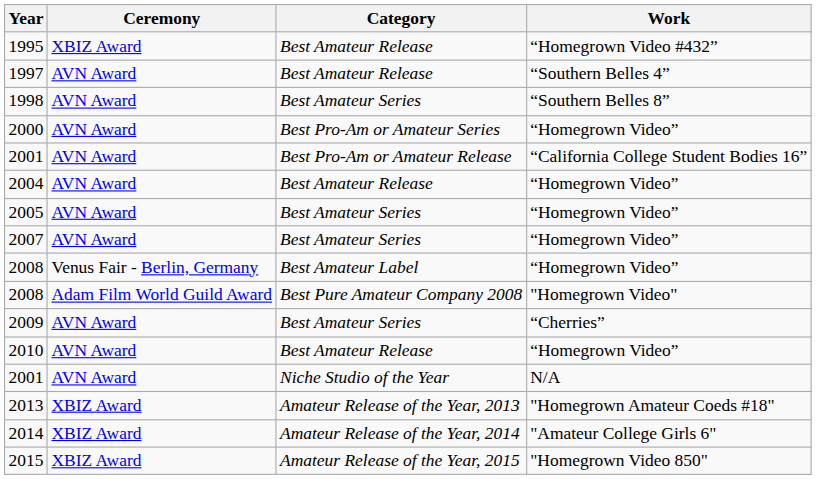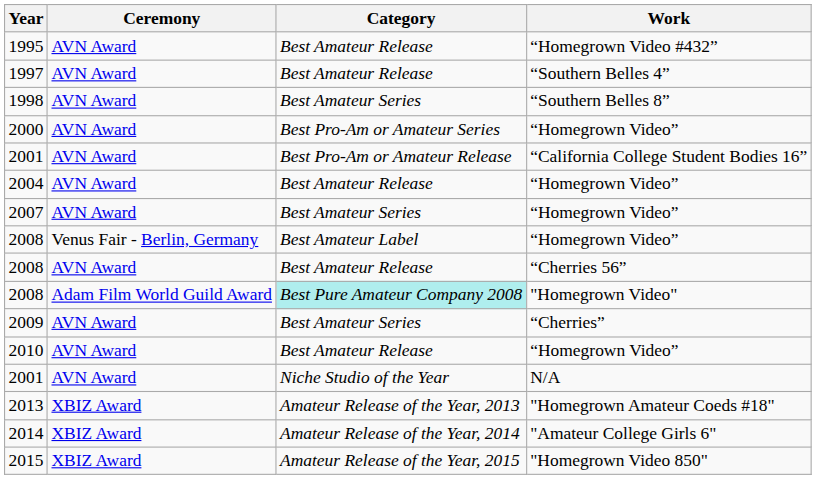(96, 45) XBIZ Award -> (94, 45) AVN Award
- row: (26, 211)
+ row: (26, 267)
(401, 294) no background -> (401, 294) paleturquoise background
